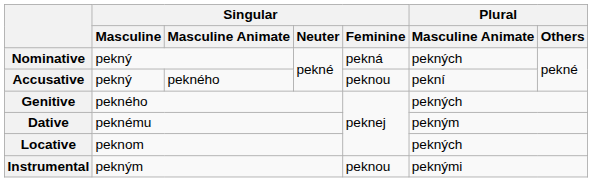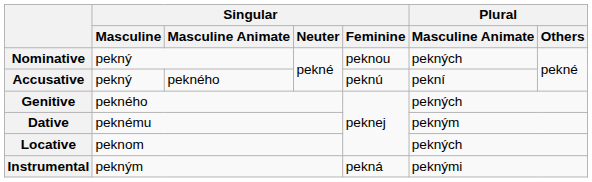(364, 58) pekná -> (368, 58) peknou
(368, 79) peknou -> (364, 79) peknú
(368, 166) peknou -> (364, 166) pekná
